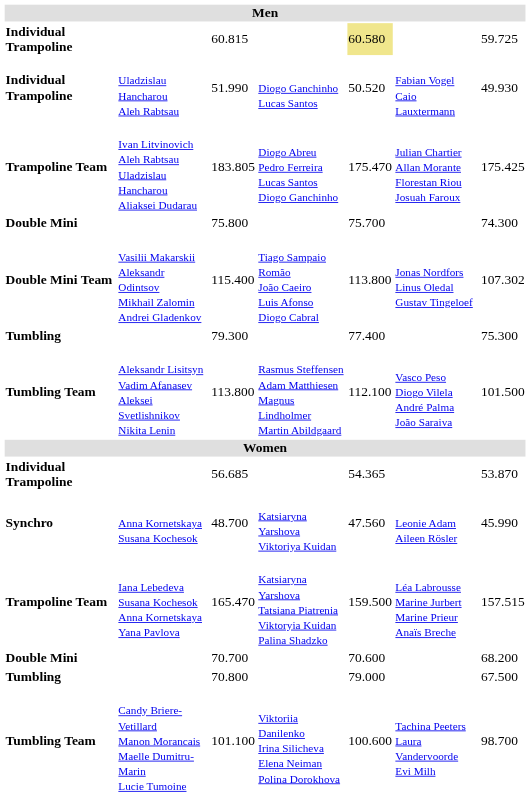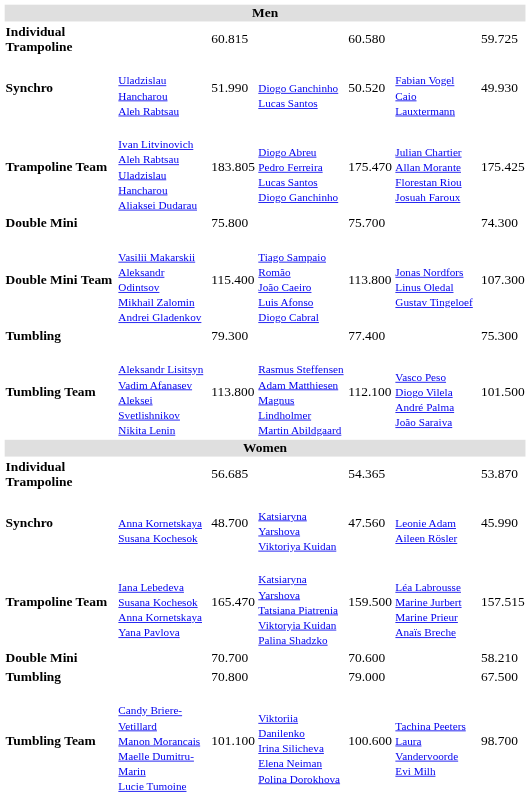(367, 39) khaki background -> (367, 39) no background
(39, 87) Individual Trampoline -> (29, 87) Synchro
(503, 279) 107.302 -> (503, 279) 107.300
(499, 658) 68.200 -> (499, 658) 58.210
